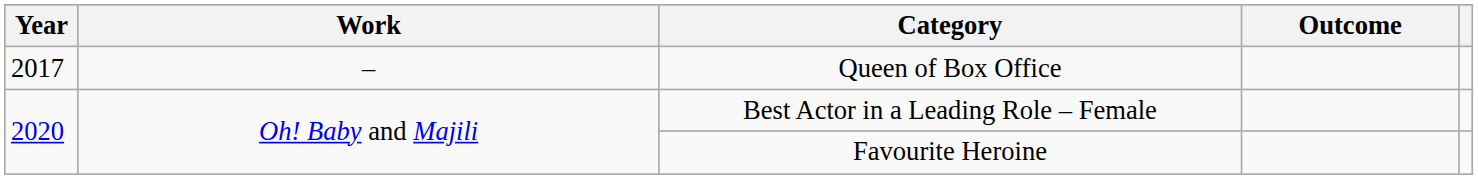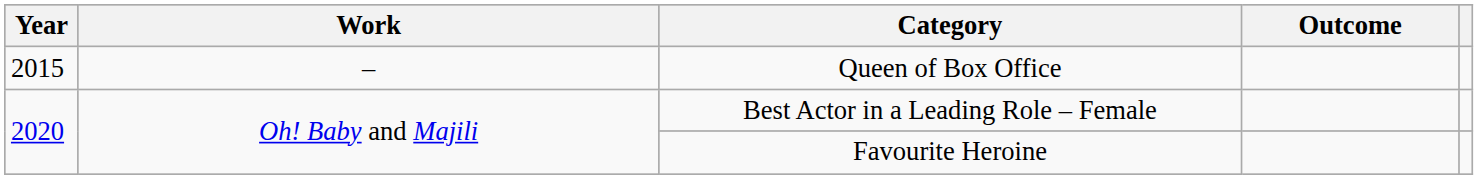(38, 67) 2017 -> (38, 67) 2015
